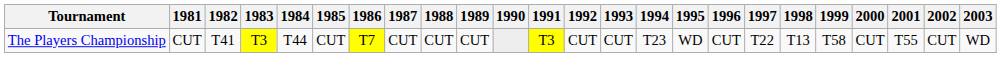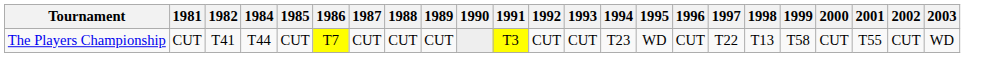- column: (259, 16)
